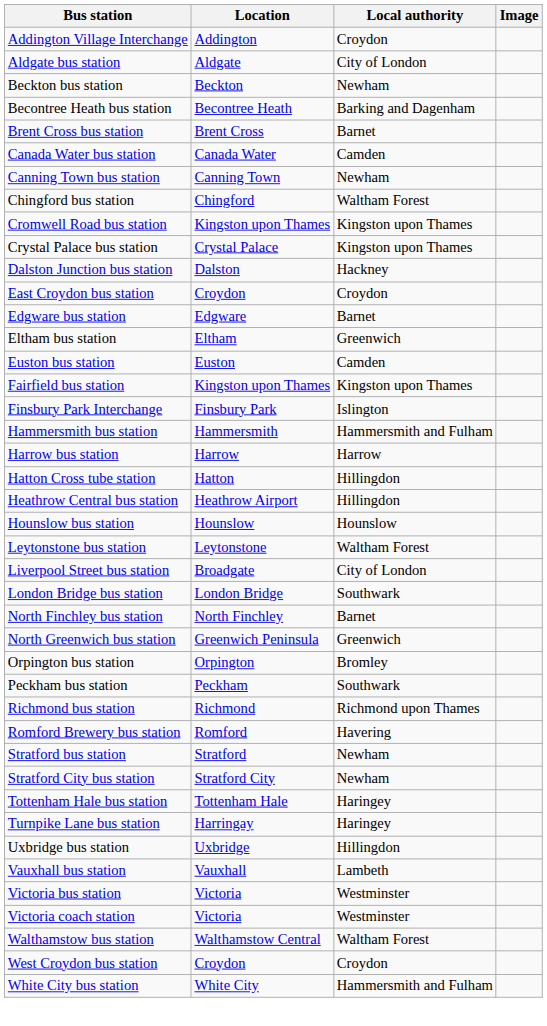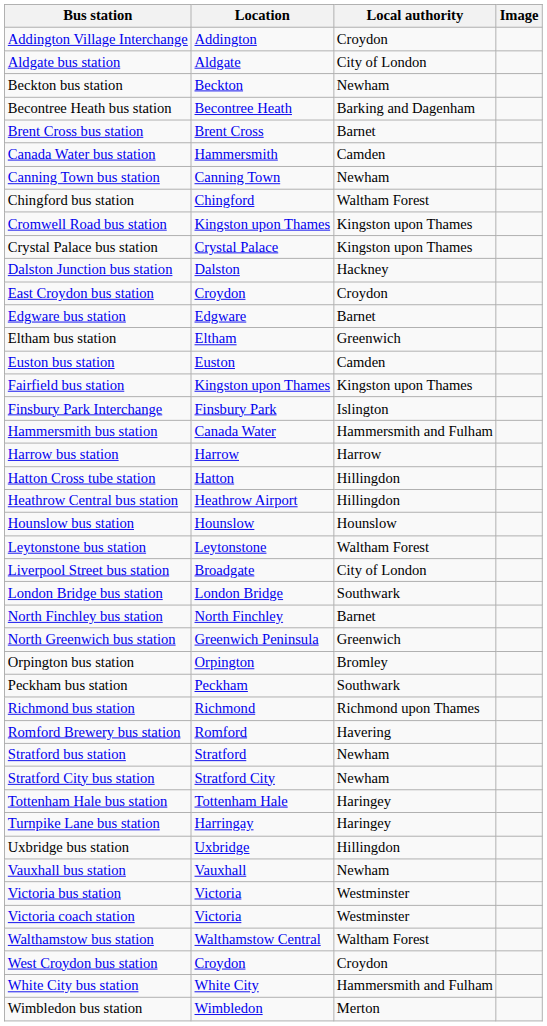(235, 154) Canada Water -> (236, 154) Hammersmith
(236, 431) Hammersmith -> (235, 431) Canada Water
(363, 870) Lambeth -> (363, 870) Newham
+ row: (75, 1008)
